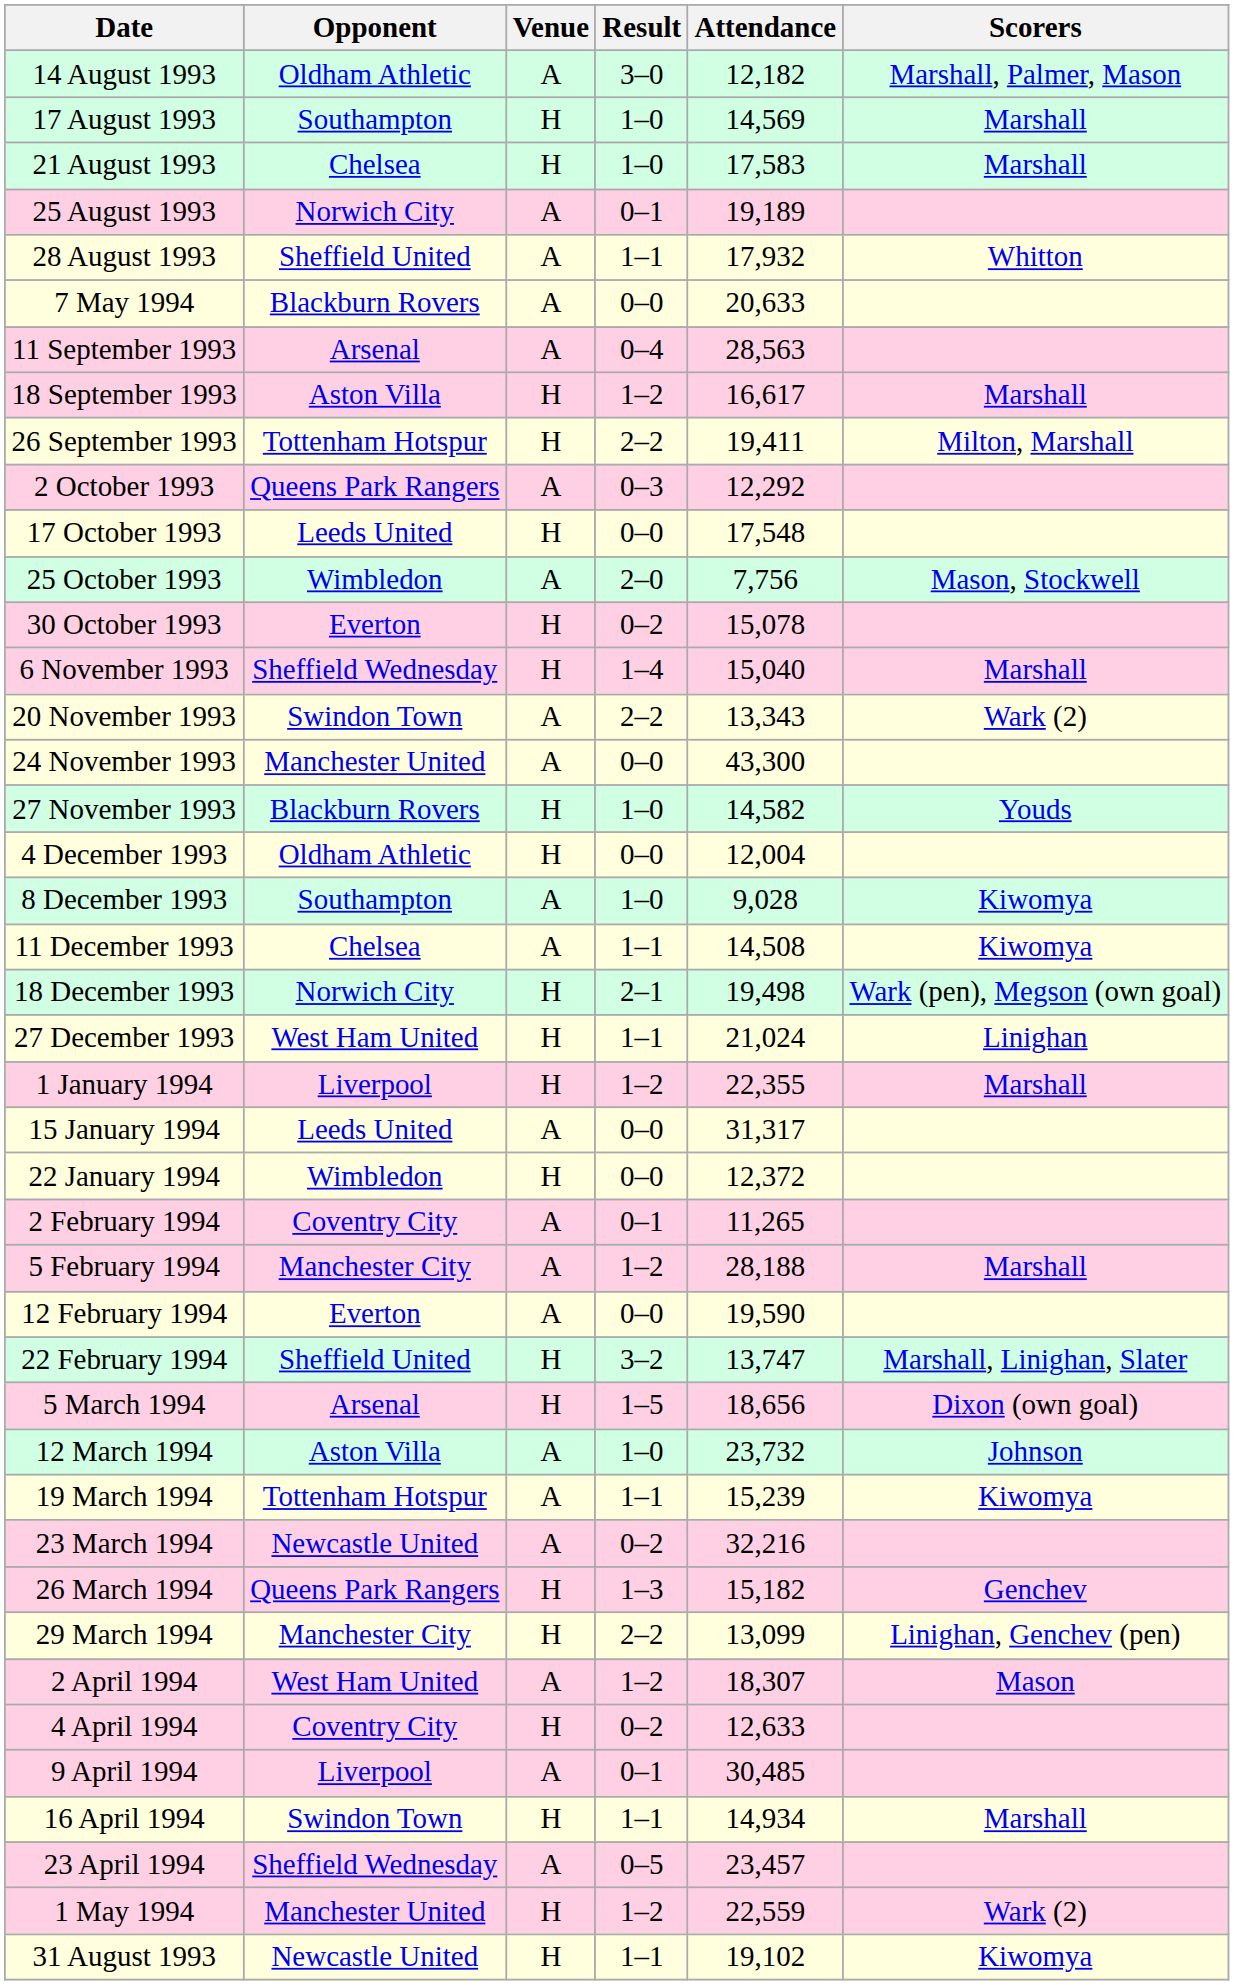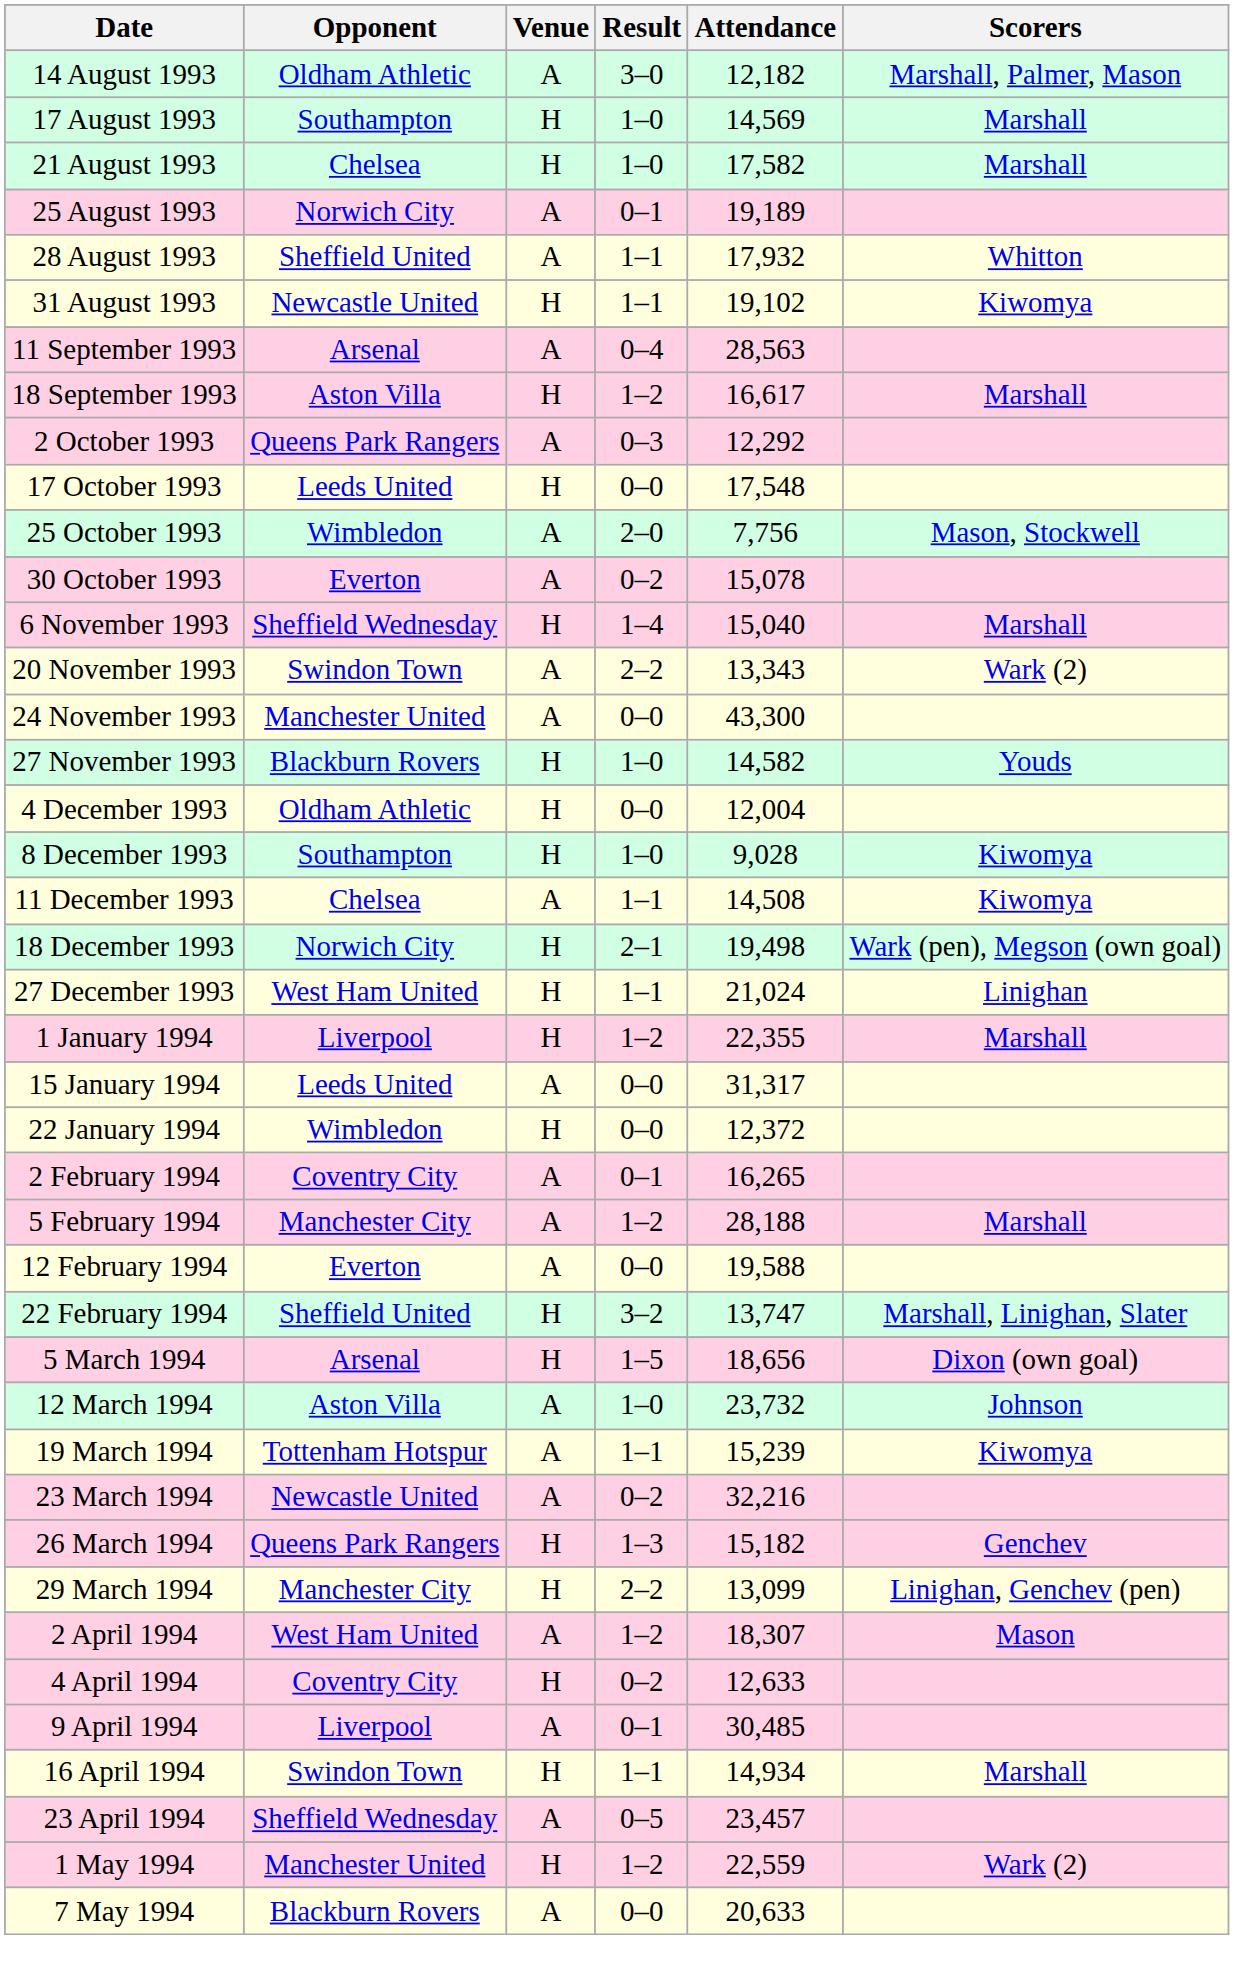(765, 165) 17,583 -> (765, 165) 17,582
rows swapped: (124, 1956) <-> (124, 303)
- row: (124, 440)
(551, 624) H -> (551, 578) A
(551, 900) A -> (551, 854) H
(765, 1221) 11,265 -> (765, 1175) 16,265
(765, 1313) 19,590 -> (765, 1267) 19,588
